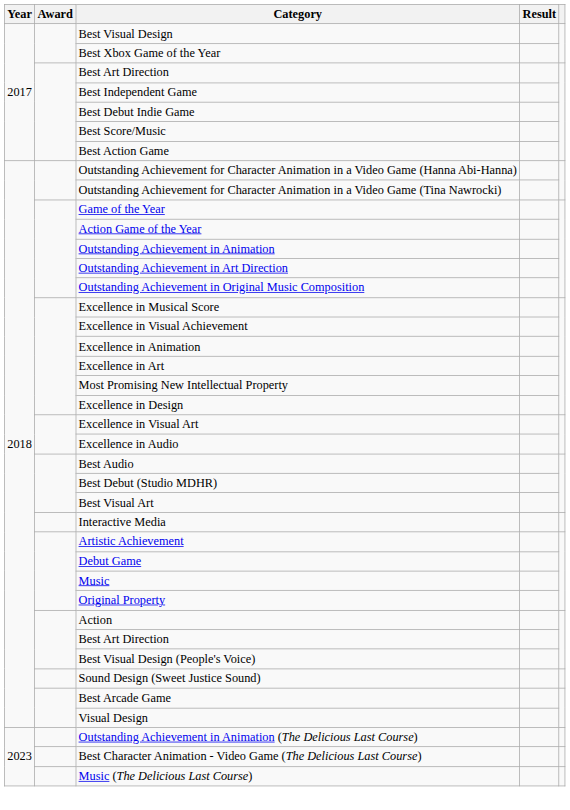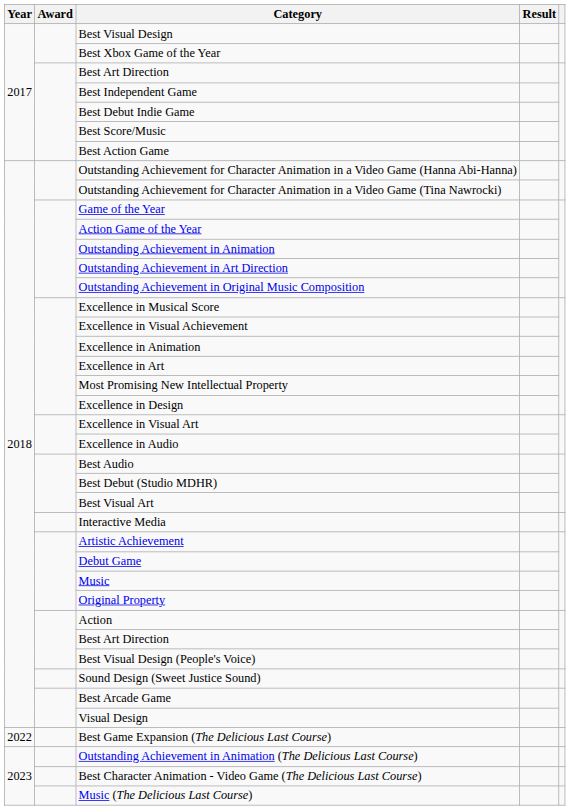+ row: (20, 737)
